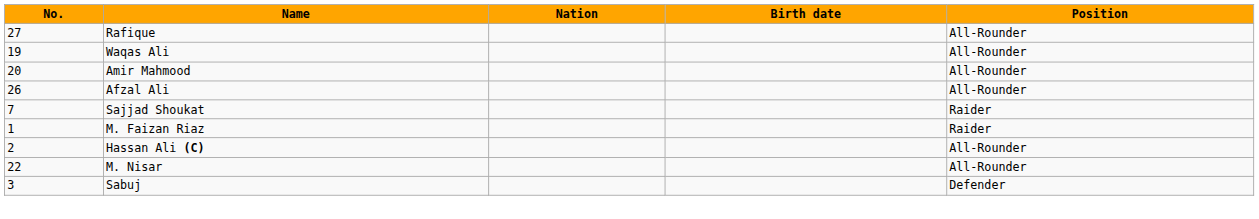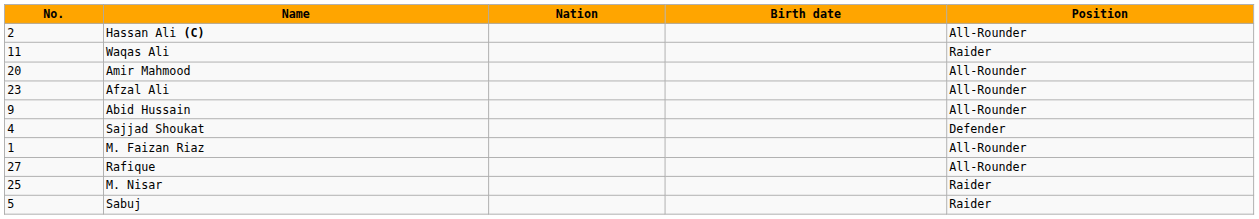rows swapped: (155, 147) <-> (131, 33)
(14, 52) 19 -> (14, 52) 11
(988, 52) All-Rounder -> (970, 52) Raider
(14, 90) 26 -> (14, 90) 23
+ row: (148, 109)
(11, 109) 7 -> (11, 128) 4
(970, 109) Raider -> (977, 128) Defender
(970, 128) Raider -> (988, 147) All-Rounder
(14, 167) 22 -> (14, 186) 25
(988, 167) All-Rounder -> (970, 186) Raider
(11, 186) 3 -> (11, 205) 5
(977, 186) Defender -> (970, 205) Raider
